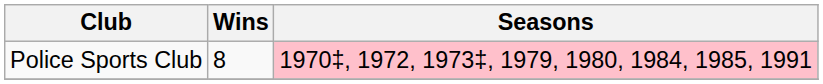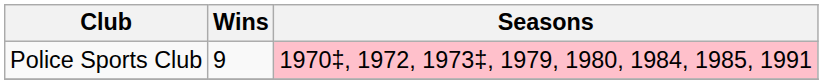(220, 60) 8 -> (220, 60) 9
